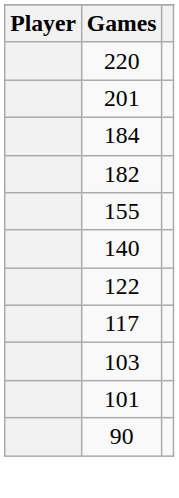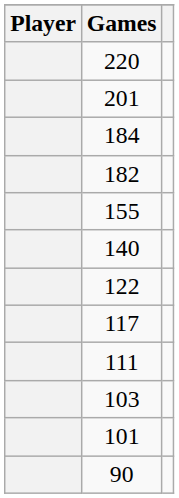+ row: (122, 361)
